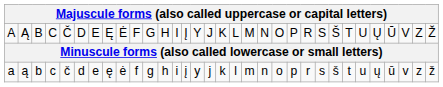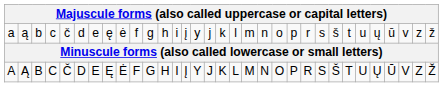rows swapped: (11, 33) <-> (11, 71)
